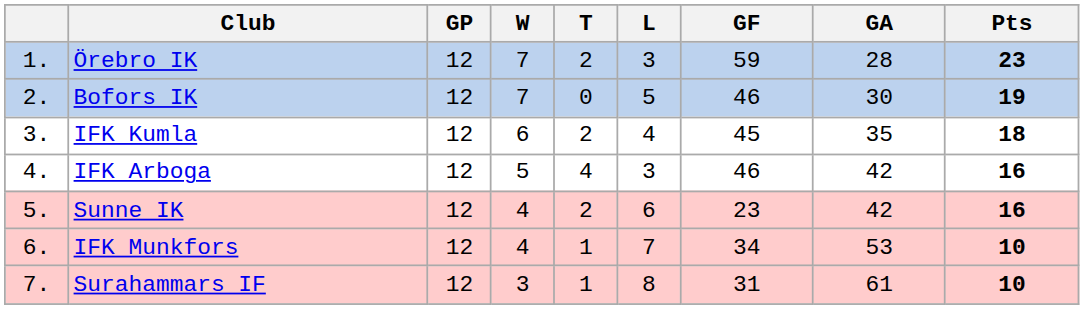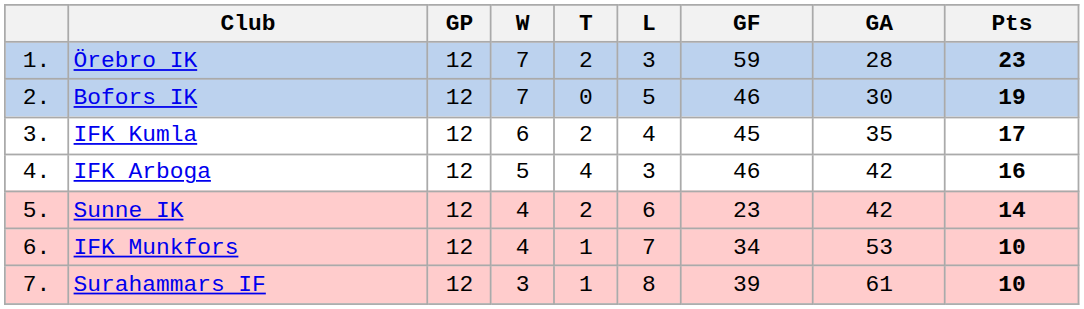(1012, 135) 18 -> (1012, 135) 17
(1012, 210) 16 -> (1012, 210) 14
(747, 285) 31 -> (747, 285) 39
